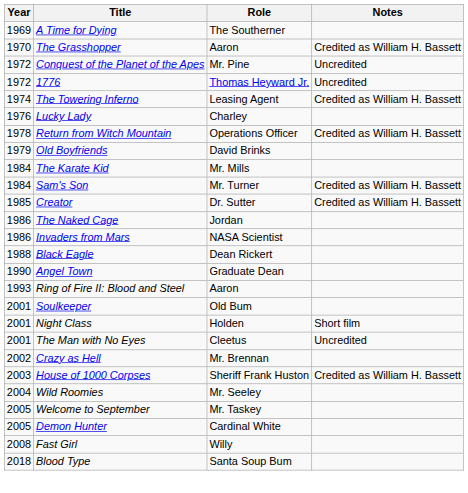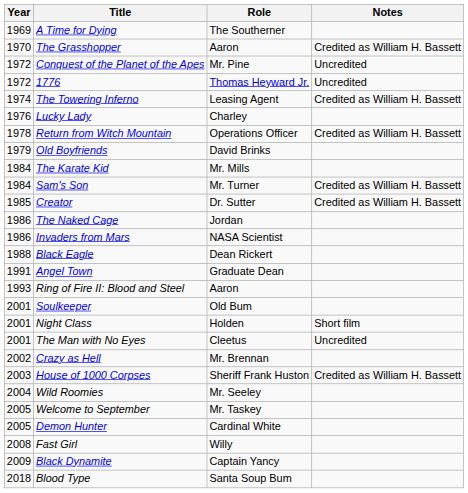(19, 271) 1990 -> (19, 271) 1991
+ row: (74, 461)
